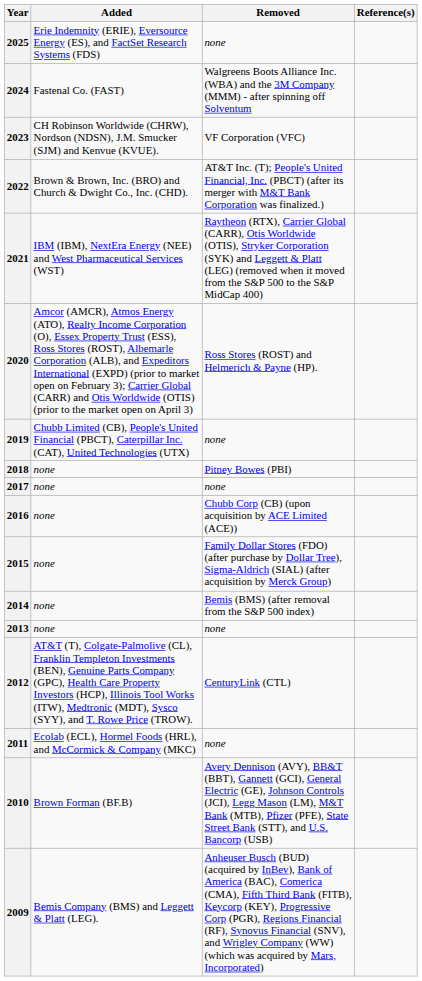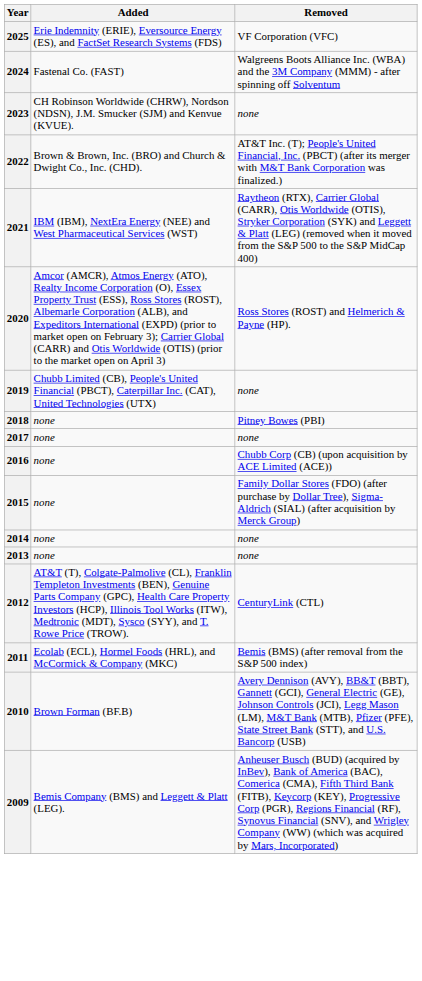- column: (386, 13)
(215, 42) none -> (288, 36) VF Corporation (VFC)
(255, 138) VF Corporation (VFC) -> (248, 113) none
(267, 605) Bemis (BMS) (after removal from the S&P 500 index) -> (248, 538) none
(215, 743) none -> (320, 657) Bemis (BMS) (after removal from the S&P 500 index)
